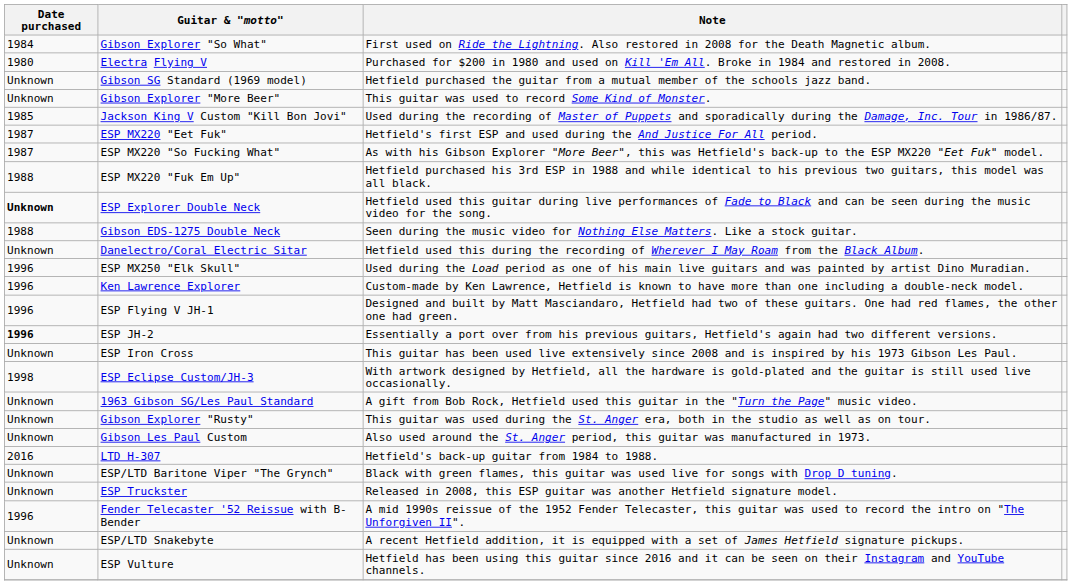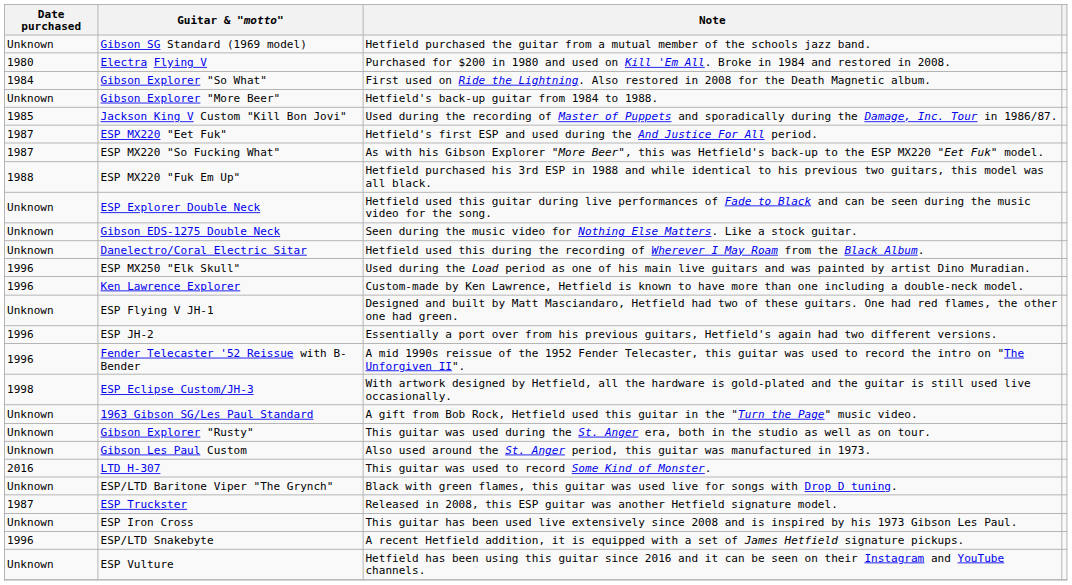rows swapped: (204, 80) <-> (184, 44)
(538, 98) This guitar was used to record Some Kind of Monster. -> (512, 98) Hetfield's back-up guitar from 1984 to 1988.
(30, 207) bold -> (30, 207) normal
(20, 232) 1988 -> (30, 232) Unknown
(20, 310) 1996 -> (30, 310) Unknown
(20, 335) bold -> (20, 335) normal
rows swapped: (224, 516) <-> (147, 353)
(512, 455) Hetfield's back-up guitar from 1984 to 1988. -> (538, 468) This guitar was used to record Some Kind of Monster.
(30, 491) Unknown -> (20, 504) 1987
(30, 540) Unknown -> (20, 540) 1996
